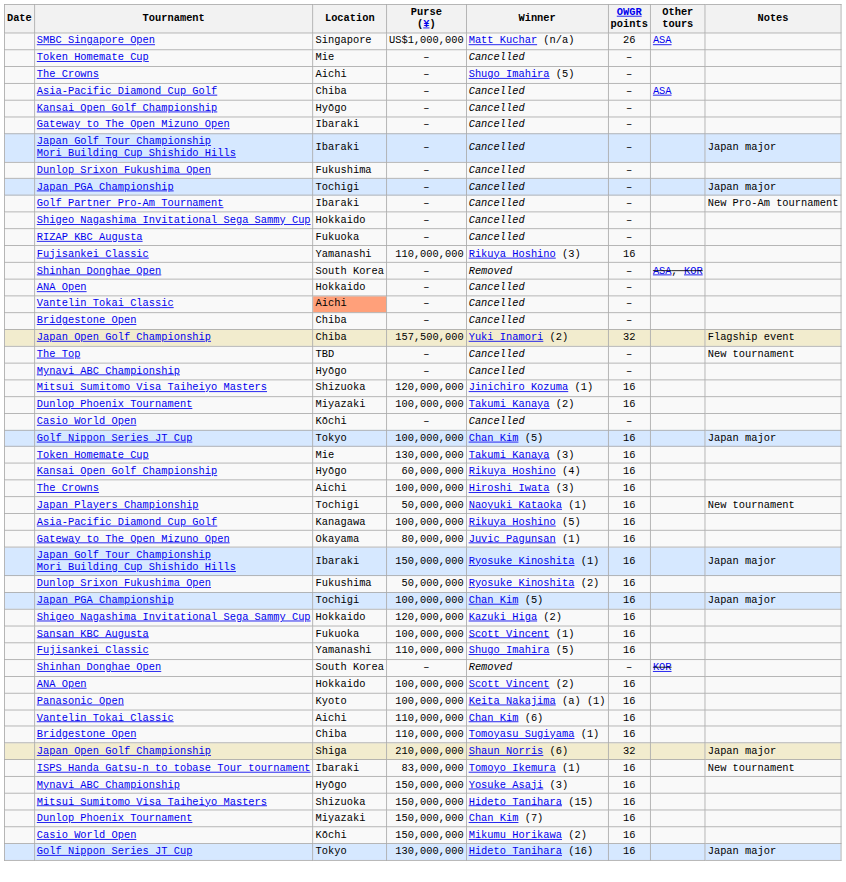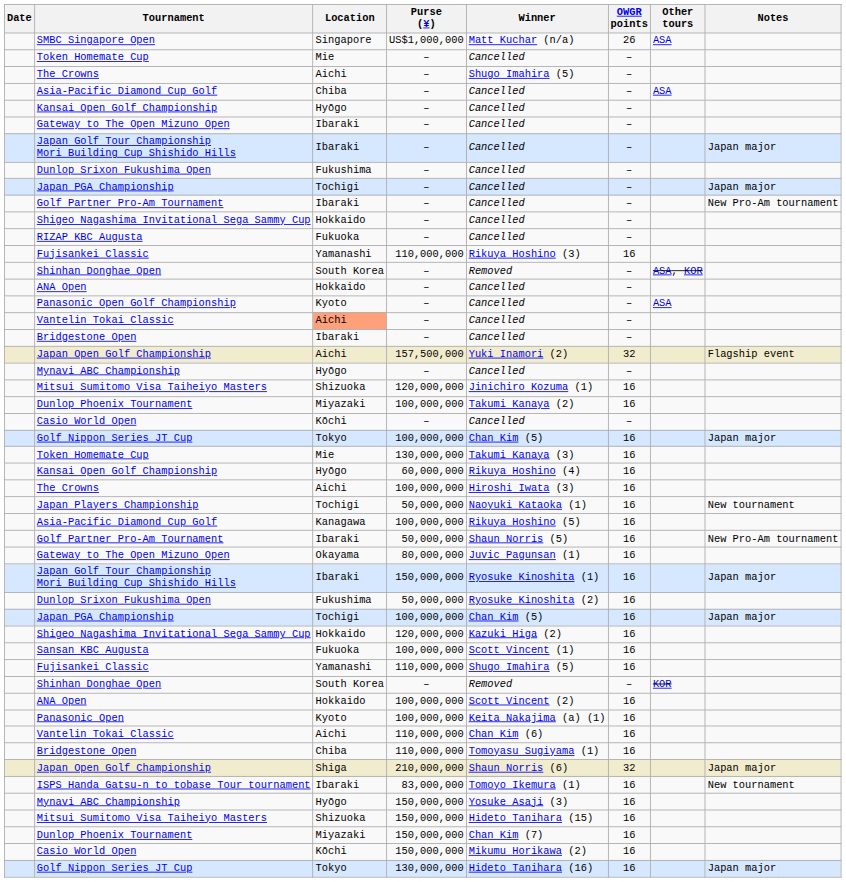+ row: (136, 305)
(331, 321) Chiba -> (337, 338) Ibaraki
(331, 338) Chiba -> (331, 355) Aichi
- row: (59, 355)
+ row: (130, 539)
